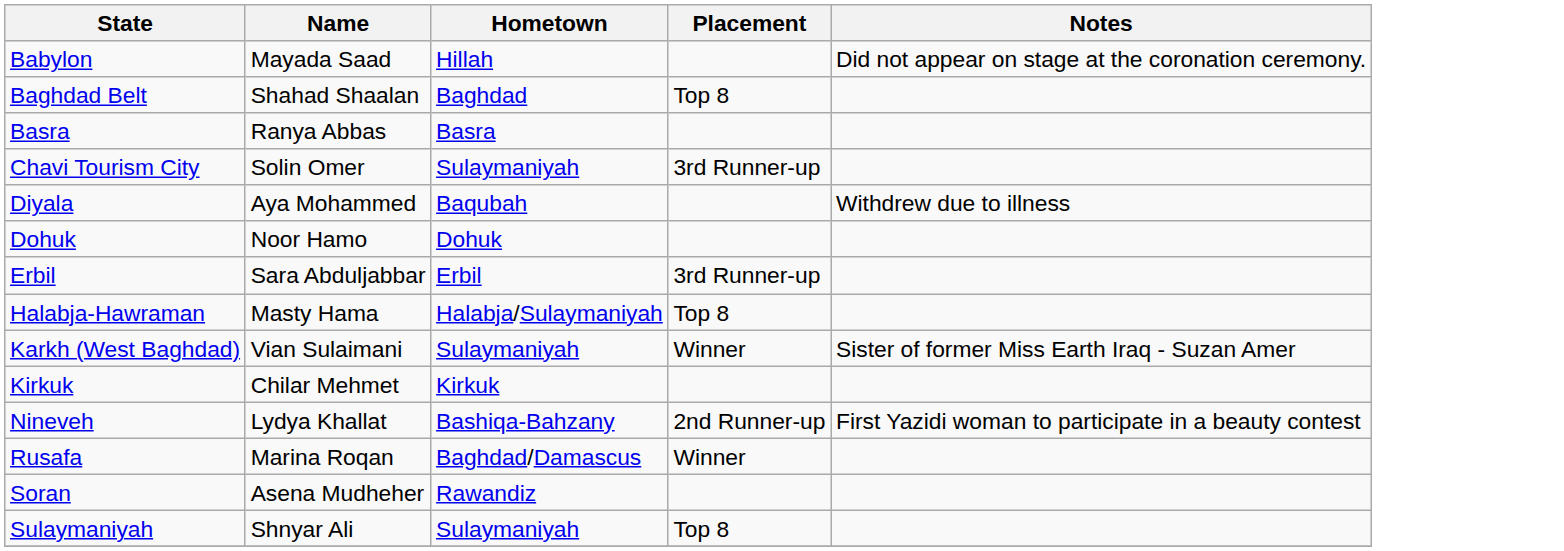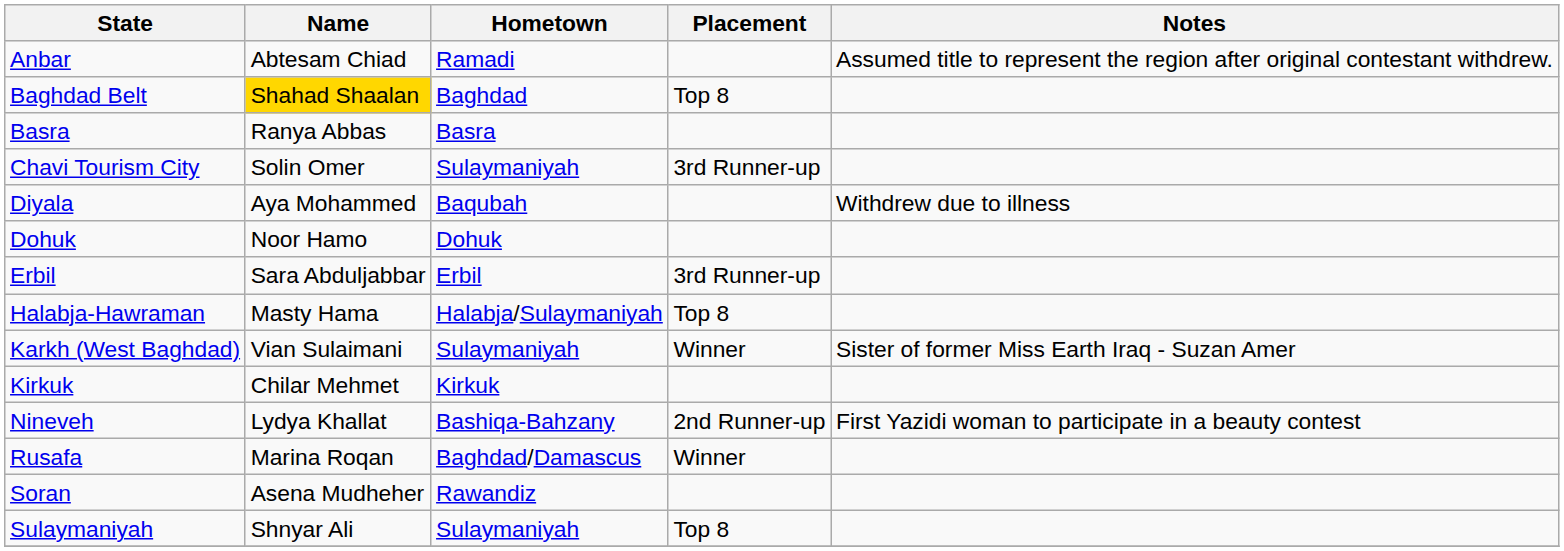+ row: (40, 59)
- row: (51, 59)
(335, 95) no background -> (335, 95) gold background
